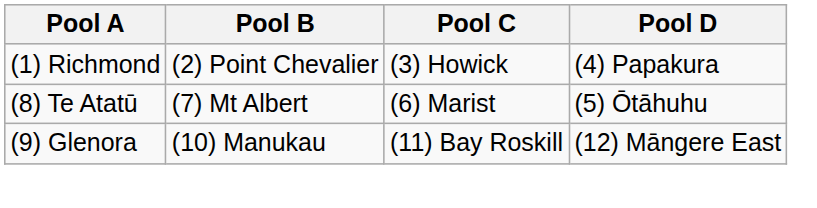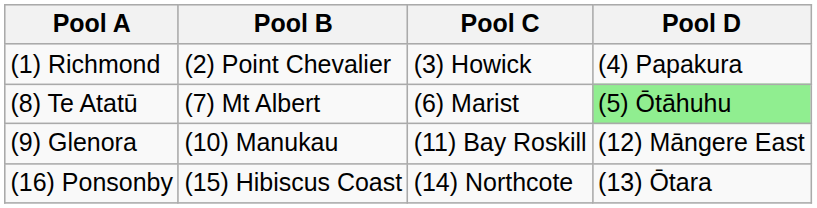(641, 103) no background -> (665, 103) lightgreen background
+ row: (92, 182)
